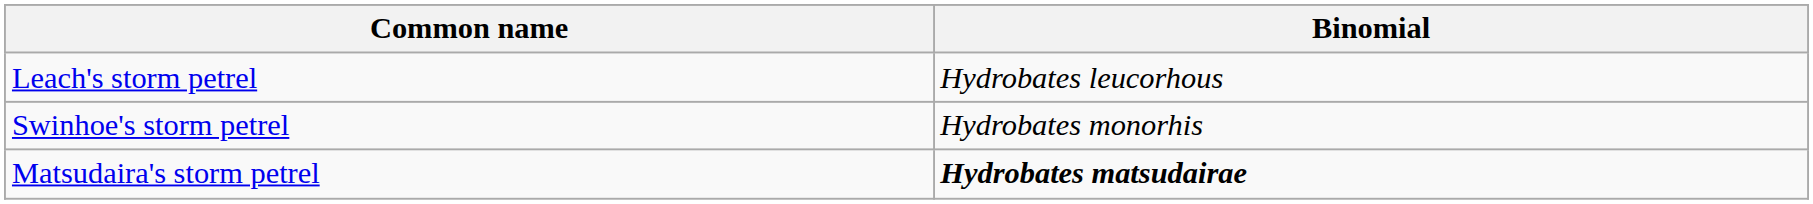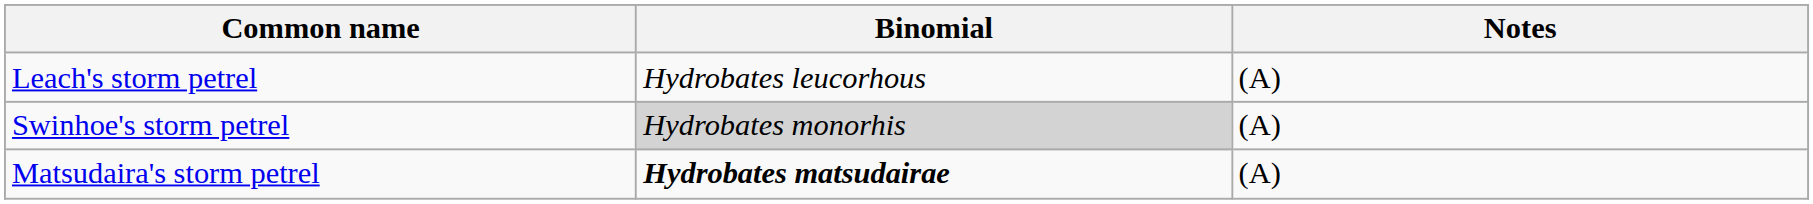+ column: (1520, 28)
(1072, 125) no background -> (775, 125) lightgrey background
